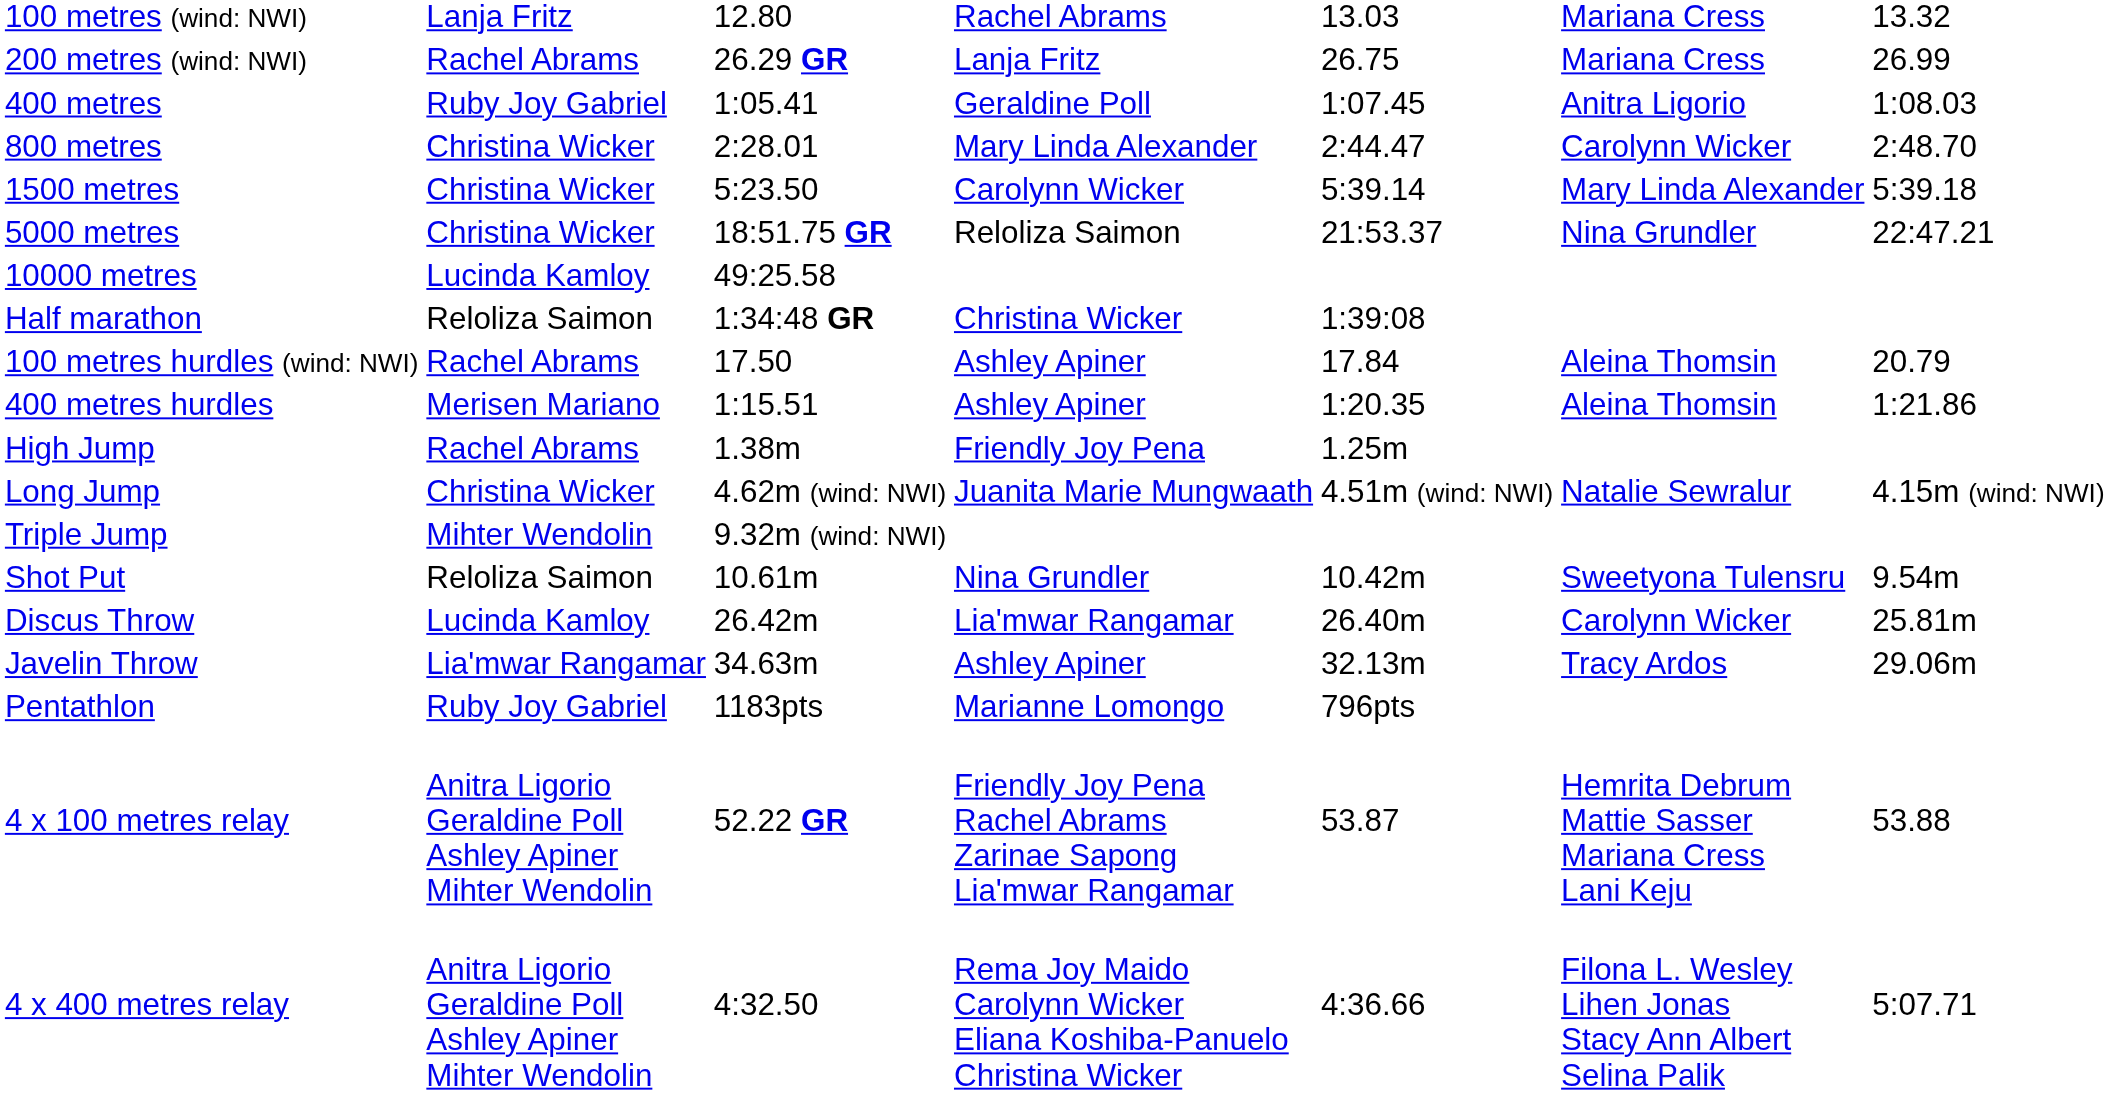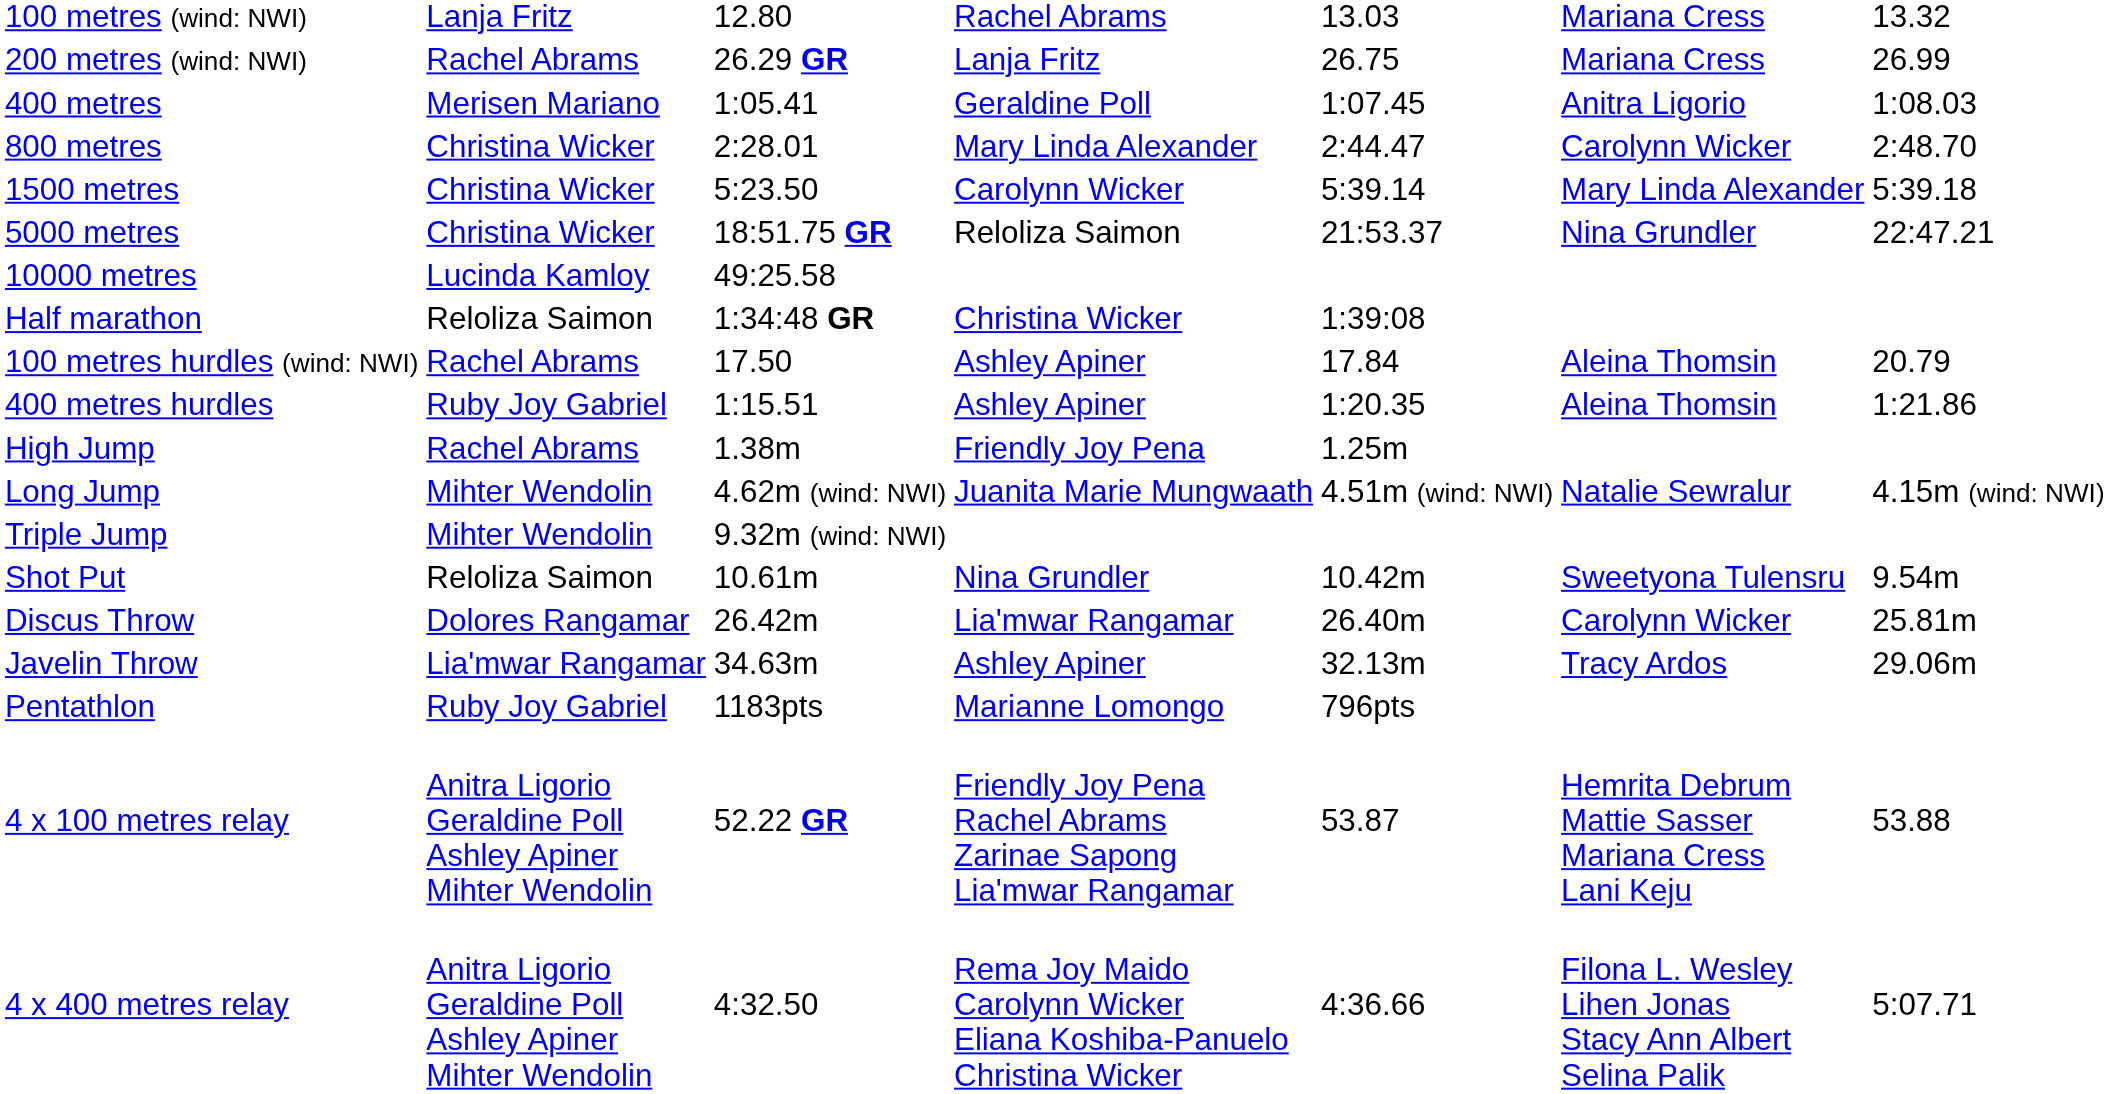(547, 103) Ruby Joy Gabriel -> (543, 103) Merisen Mariano
(543, 405) Merisen Mariano -> (547, 405) Ruby Joy Gabriel
(540, 491) Christina Wicker -> (539, 491) Mihter Wendolin
(538, 620) Lucinda Kamloy -> (558, 620) Dolores Rangamar
